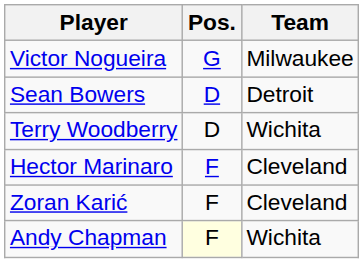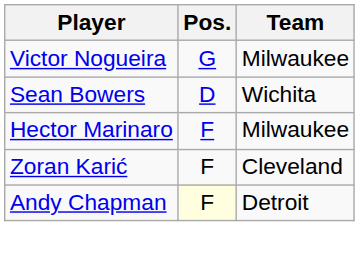(280, 94) Detroit -> (279, 94) Wichita
- row: (94, 130)
(297, 166) Cleveland -> (295, 130) Milwaukee
(284, 238) Wichita -> (275, 202) Detroit
